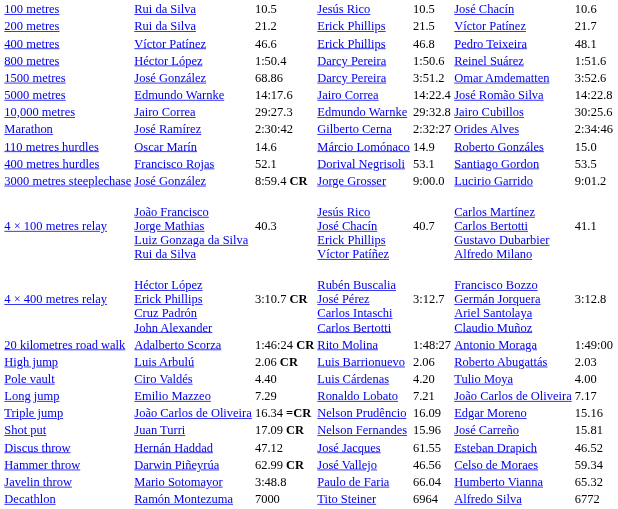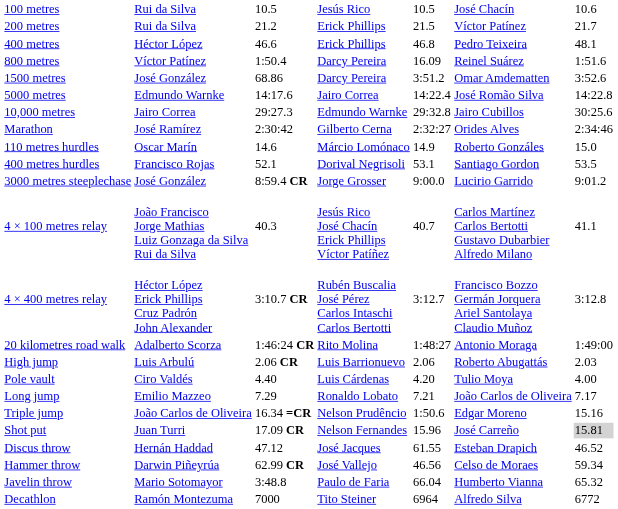(170, 43) Víctor Patínez -> (168, 43) Héctor López
(168, 60) Héctor López -> (170, 60) Víctor Patínez
(429, 60) 1:50.6 -> (427, 60) 16.09
(427, 413) 16.09 -> (429, 413) 1:50.6
(589, 430) no background -> (589, 430) lightgrey background
